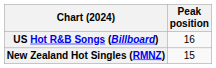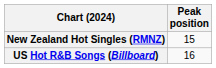rows swapped: (86, 55) <-> (86, 39)
